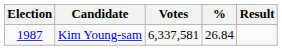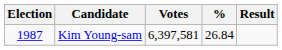(173, 34) 6,337,581 -> (173, 34) 6,397,581
